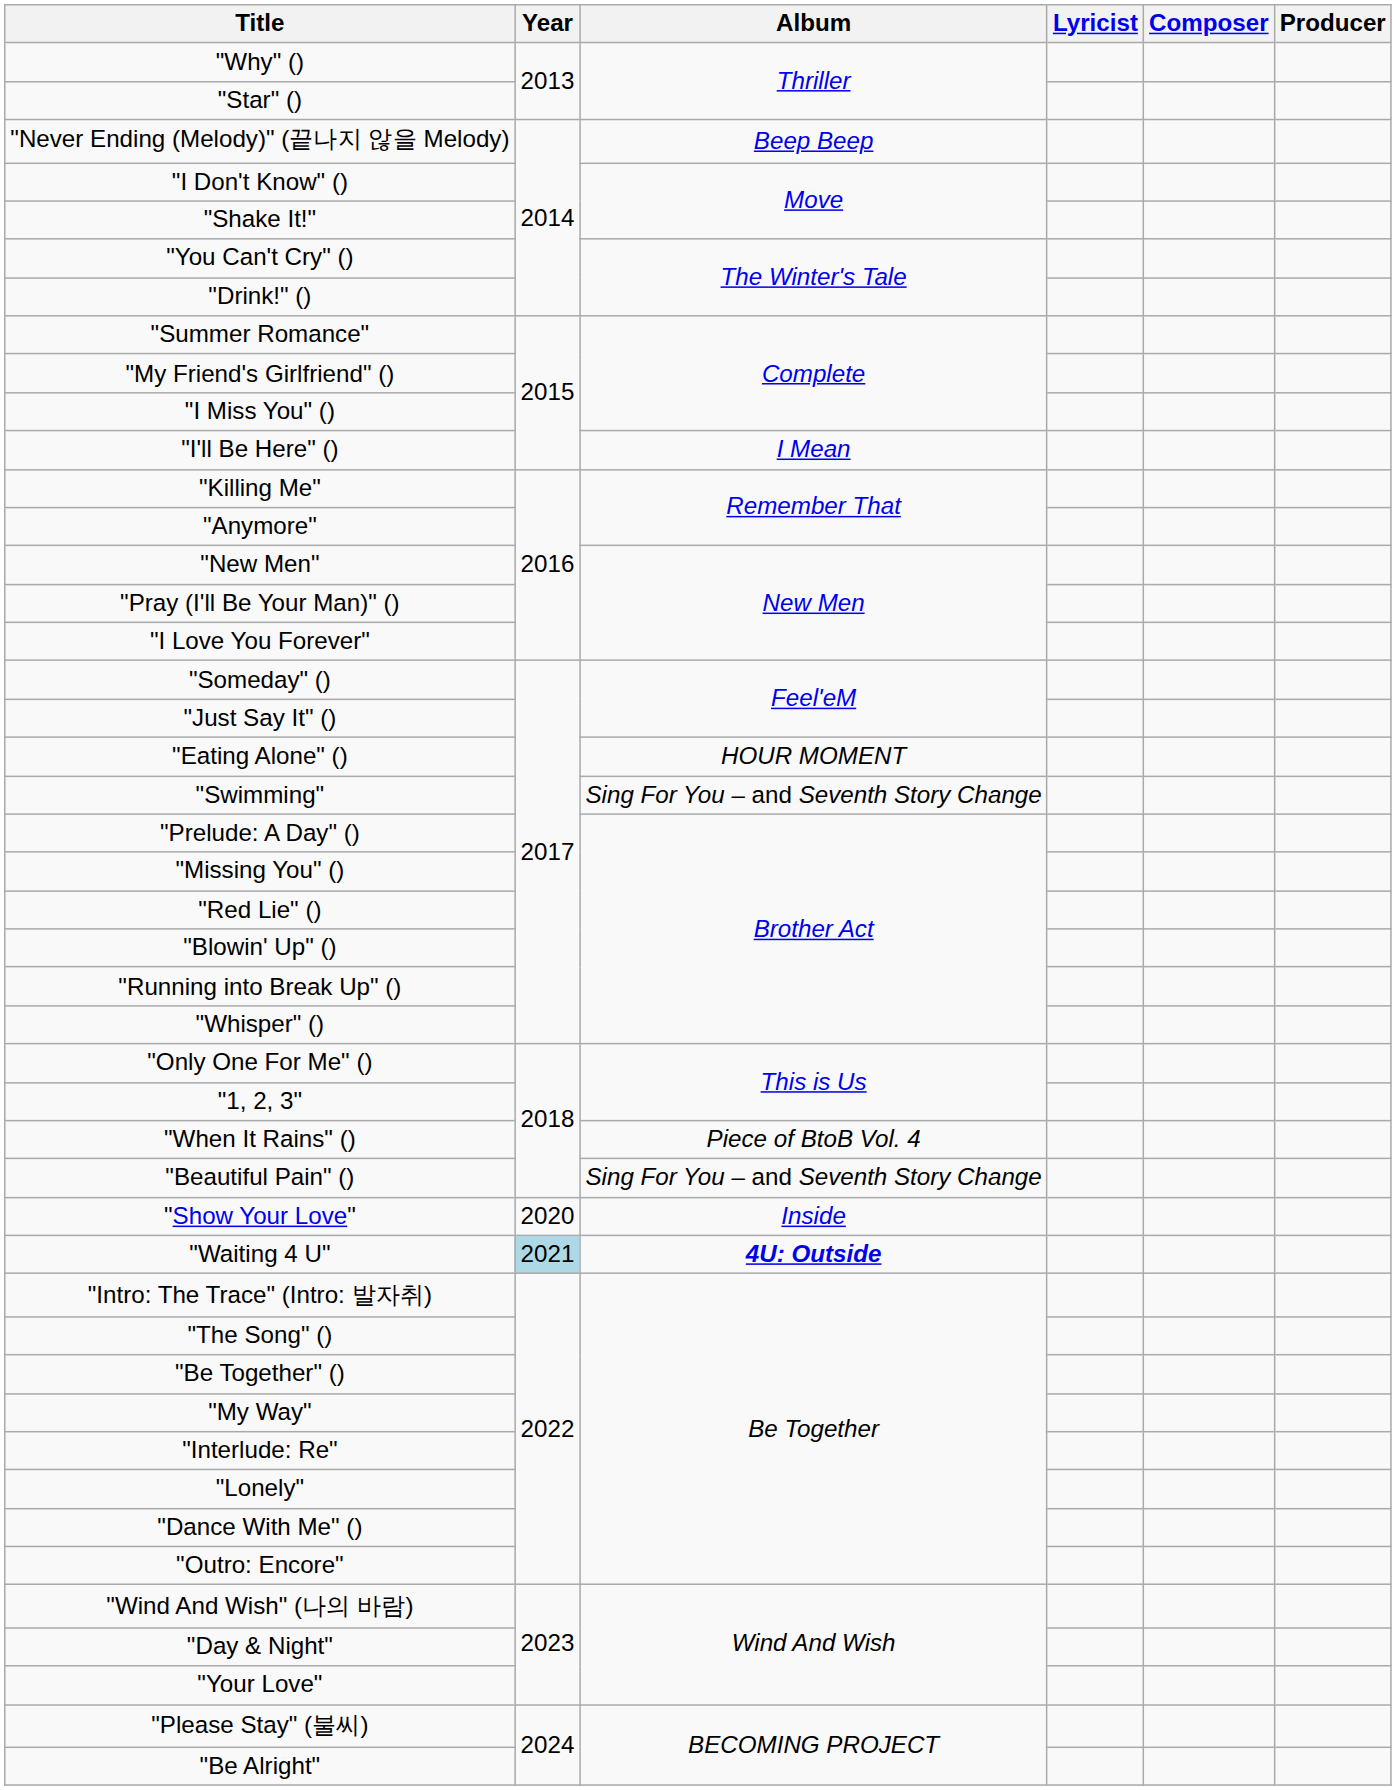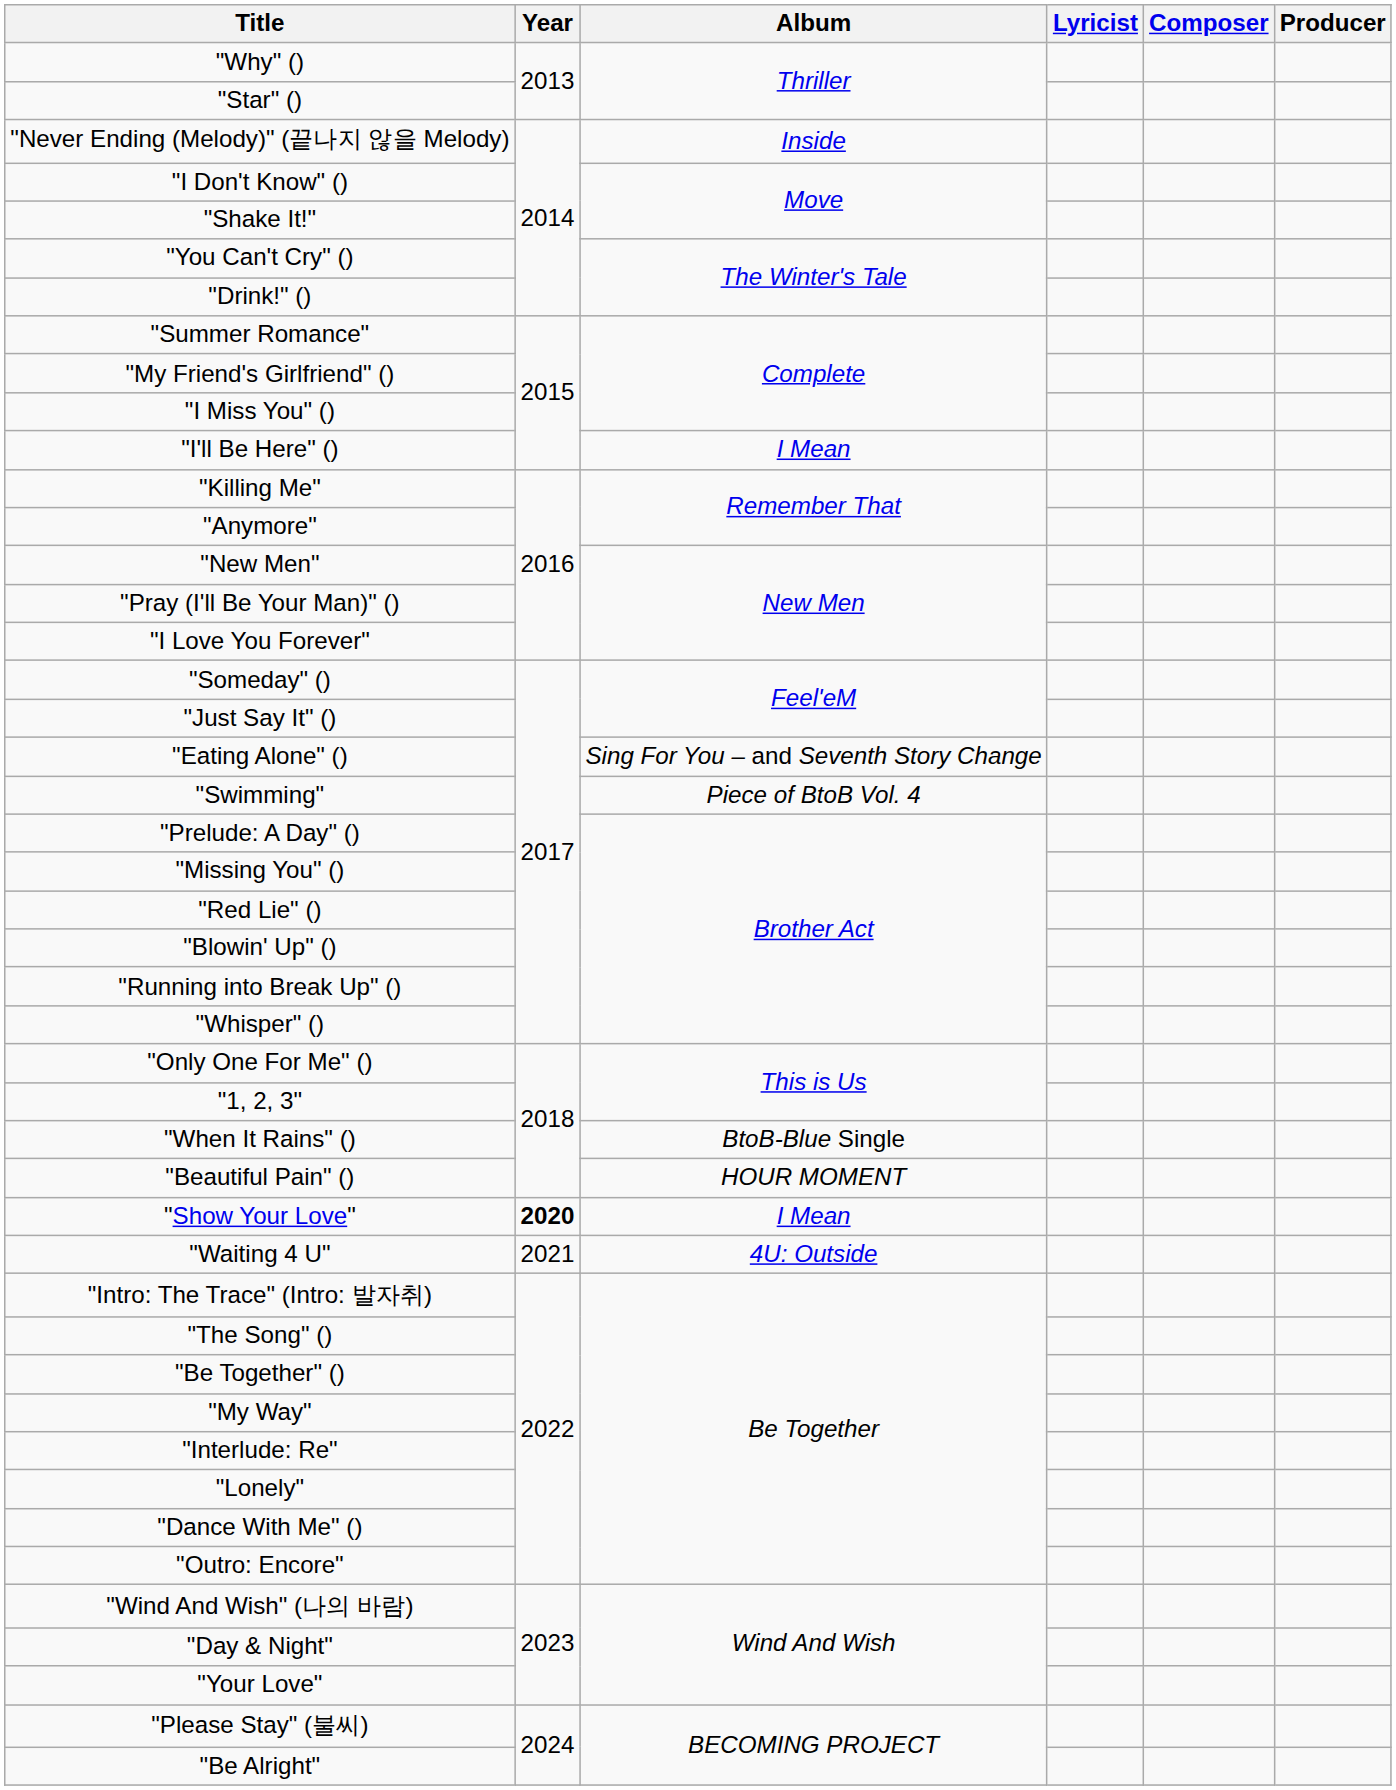(814, 140) Beep Beep -> (814, 140) Inside
(814, 756) HOUR MOMENT -> (814, 756) Sing For You – and Seventh Story Change
(814, 794) Sing For You – and Seventh Story Change -> (814, 794) Piece of BtoB Vol. 4
(814, 1139) Piece of BtoB Vol. 4 -> (814, 1139) BtoB-Blue Single
(814, 1177) Sing For You – and Seventh Story Change -> (814, 1177) HOUR MOMENT
(547, 1215) normal -> (547, 1215) bold
(814, 1215) Inside -> (814, 1215) I Mean
(547, 1254) lightblue background -> (547, 1254) no background
(814, 1254) bold -> (814, 1254) normal
